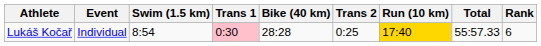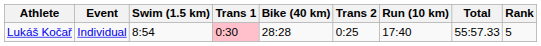(397, 32) gold background -> (397, 32) no background
(508, 32) 6 -> (508, 32) 5
